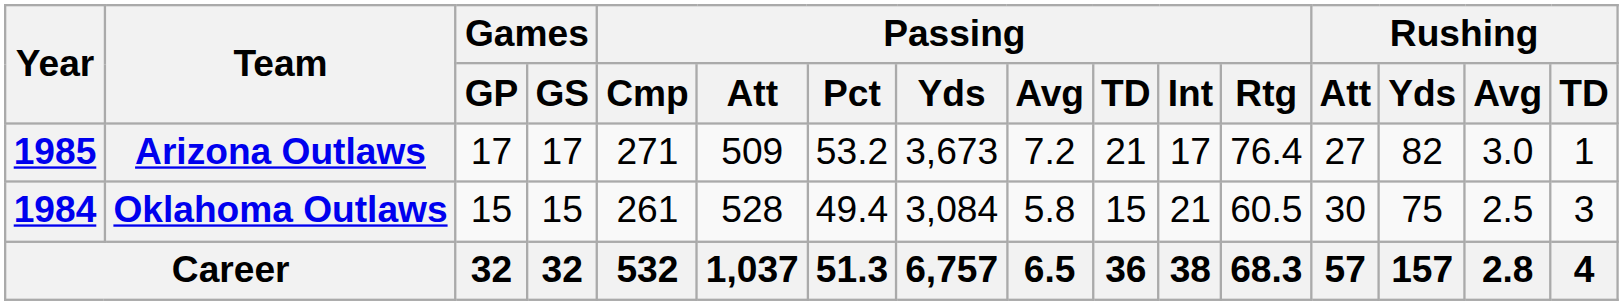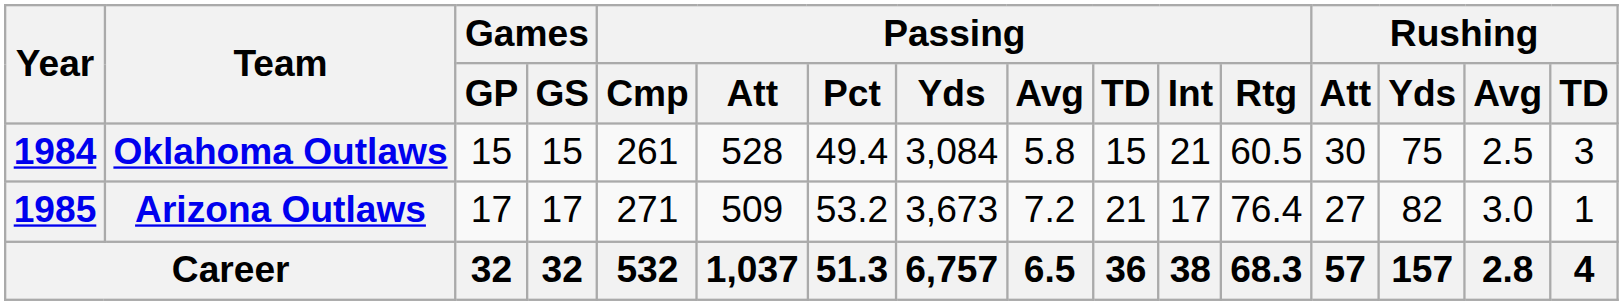rows swapped: (280, 210) <-> (280, 151)
